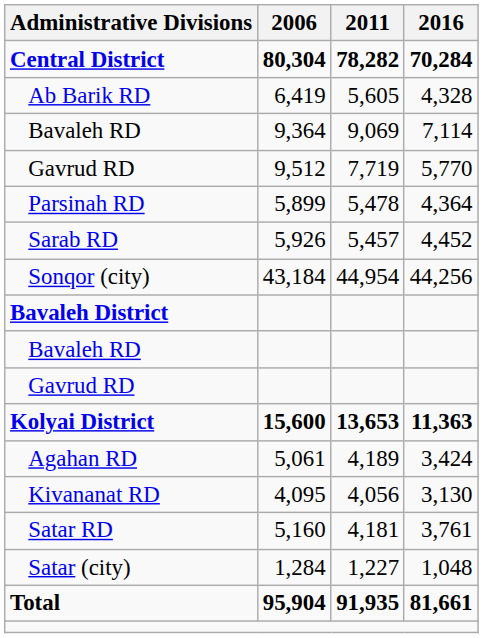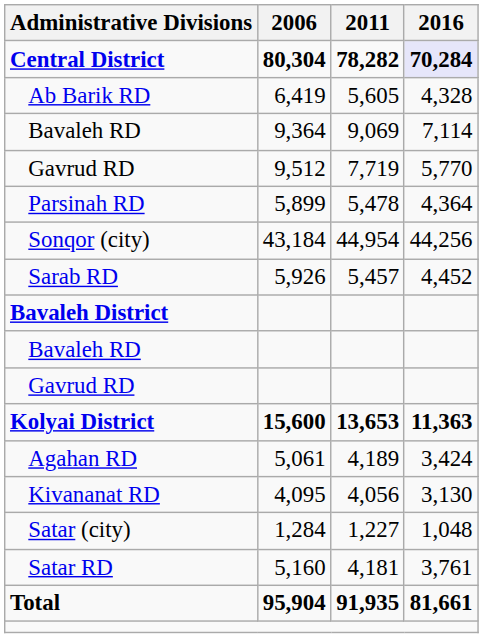(441, 58) no background -> (441, 58) lavender background
rows swapped: (73, 240) <-> (89, 276)
rows swapped: (71, 530) <-> (79, 566)
